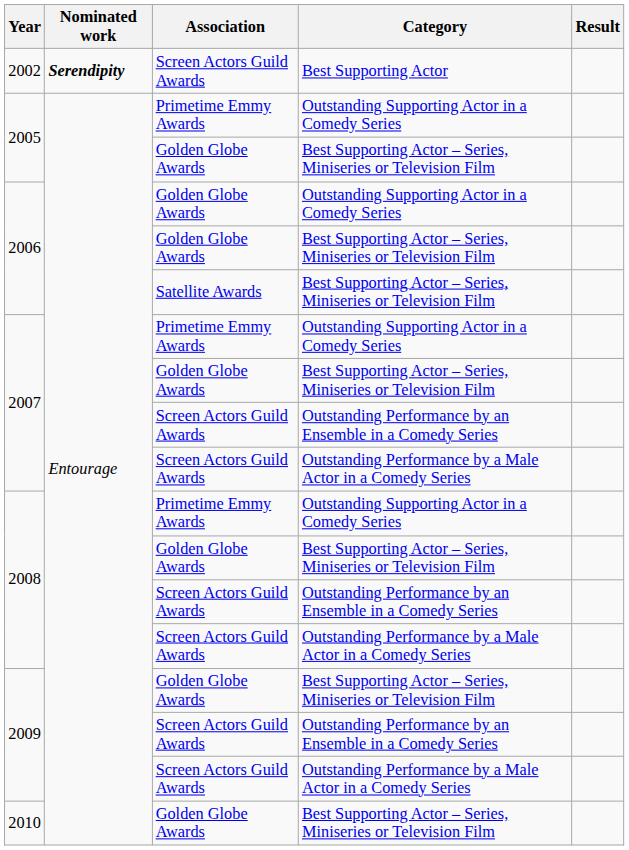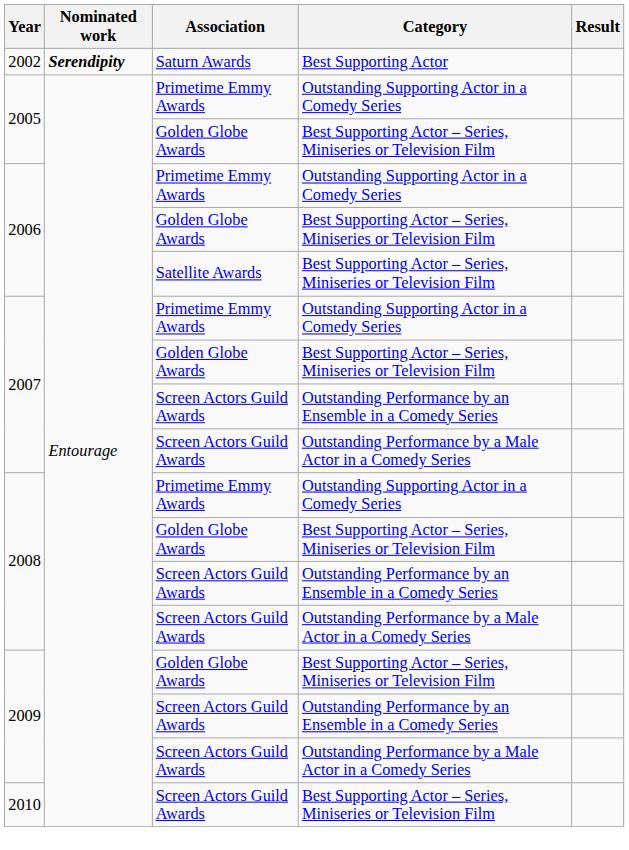(222, 70) Screen Actors Guild Awards -> (203, 61) Saturn Awards
(202, 203) Golden Globe Awards -> (213, 185) Primetime Emmy Awards
(202, 822) Golden Globe Awards -> (222, 804) Screen Actors Guild Awards
